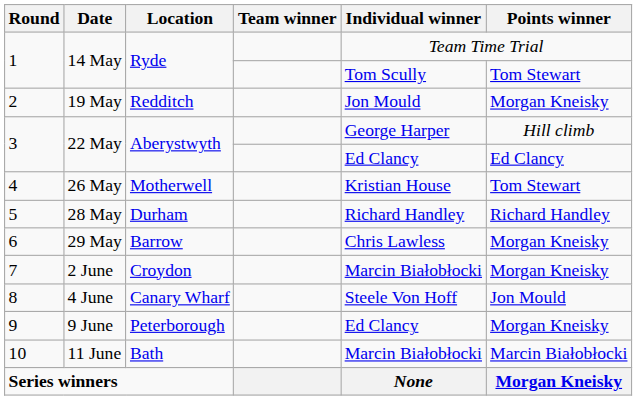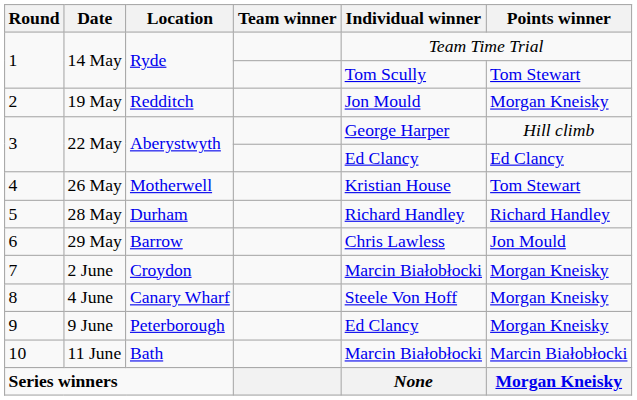(549, 241) Morgan Kneisky -> (528, 241) Jon Mould
(528, 297) Jon Mould -> (549, 297) Morgan Kneisky
